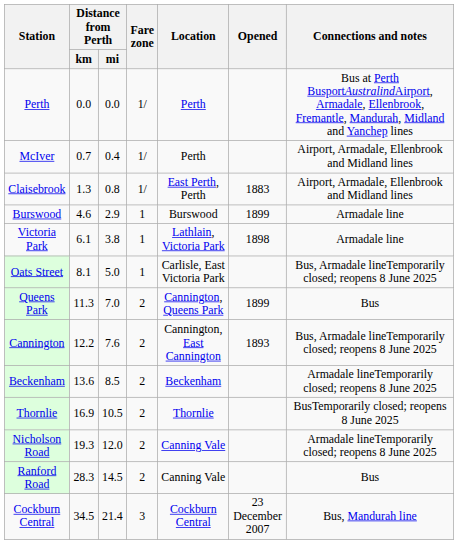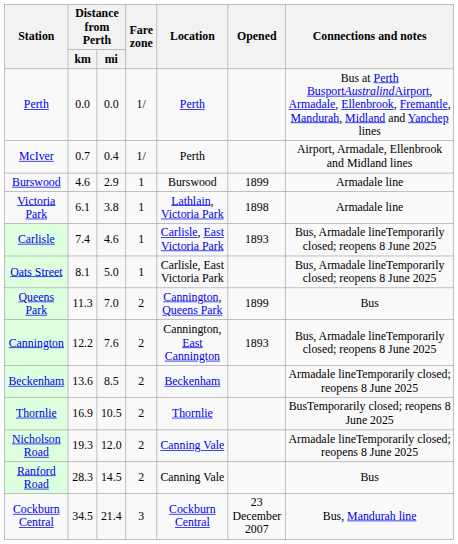- row: (37, 188)
+ row: (36, 239)
